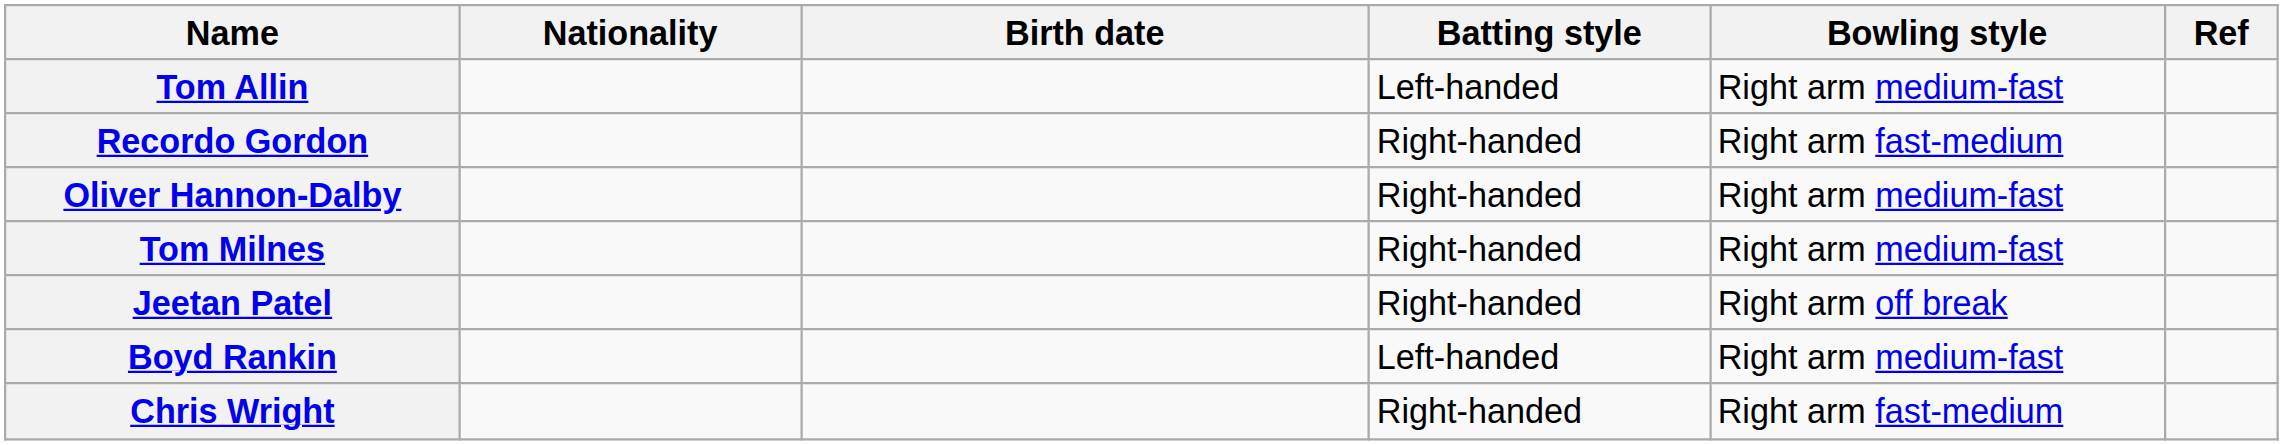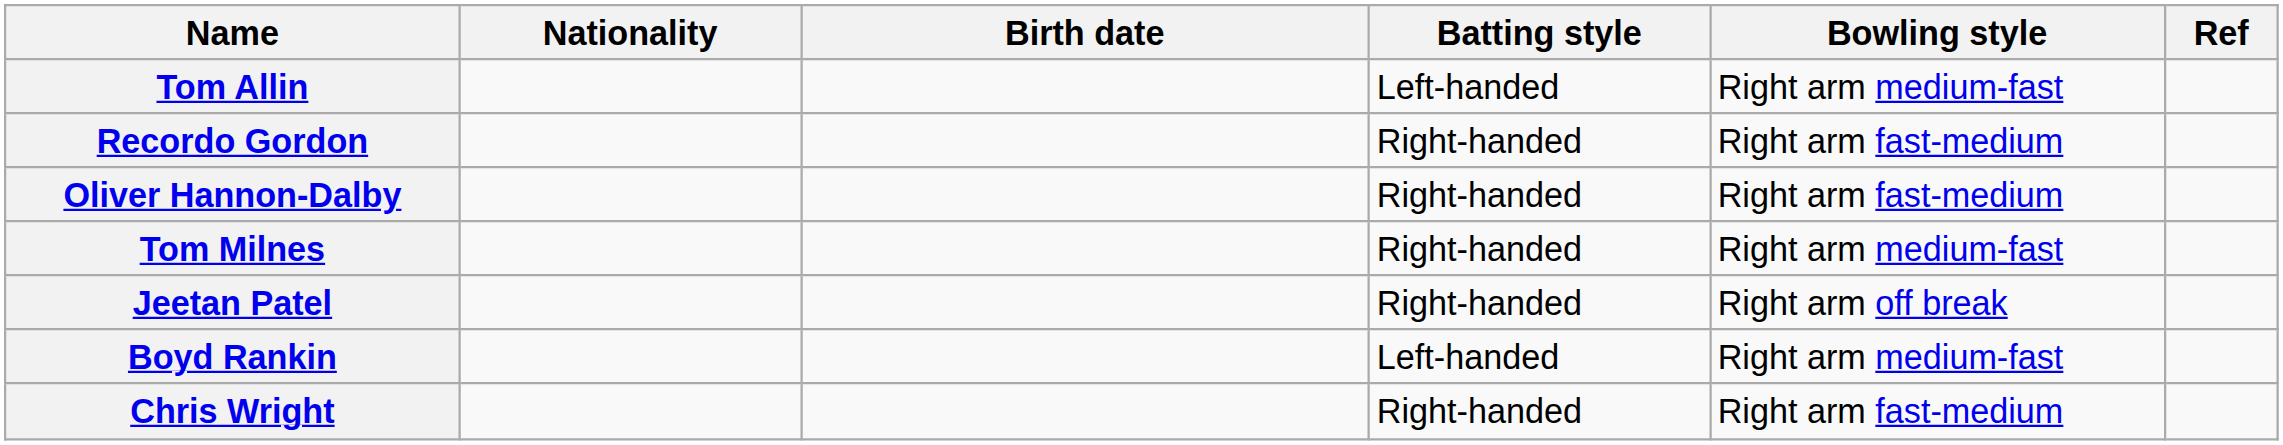(1891, 195) Right arm medium-fast -> (1891, 195) Right arm fast-medium
